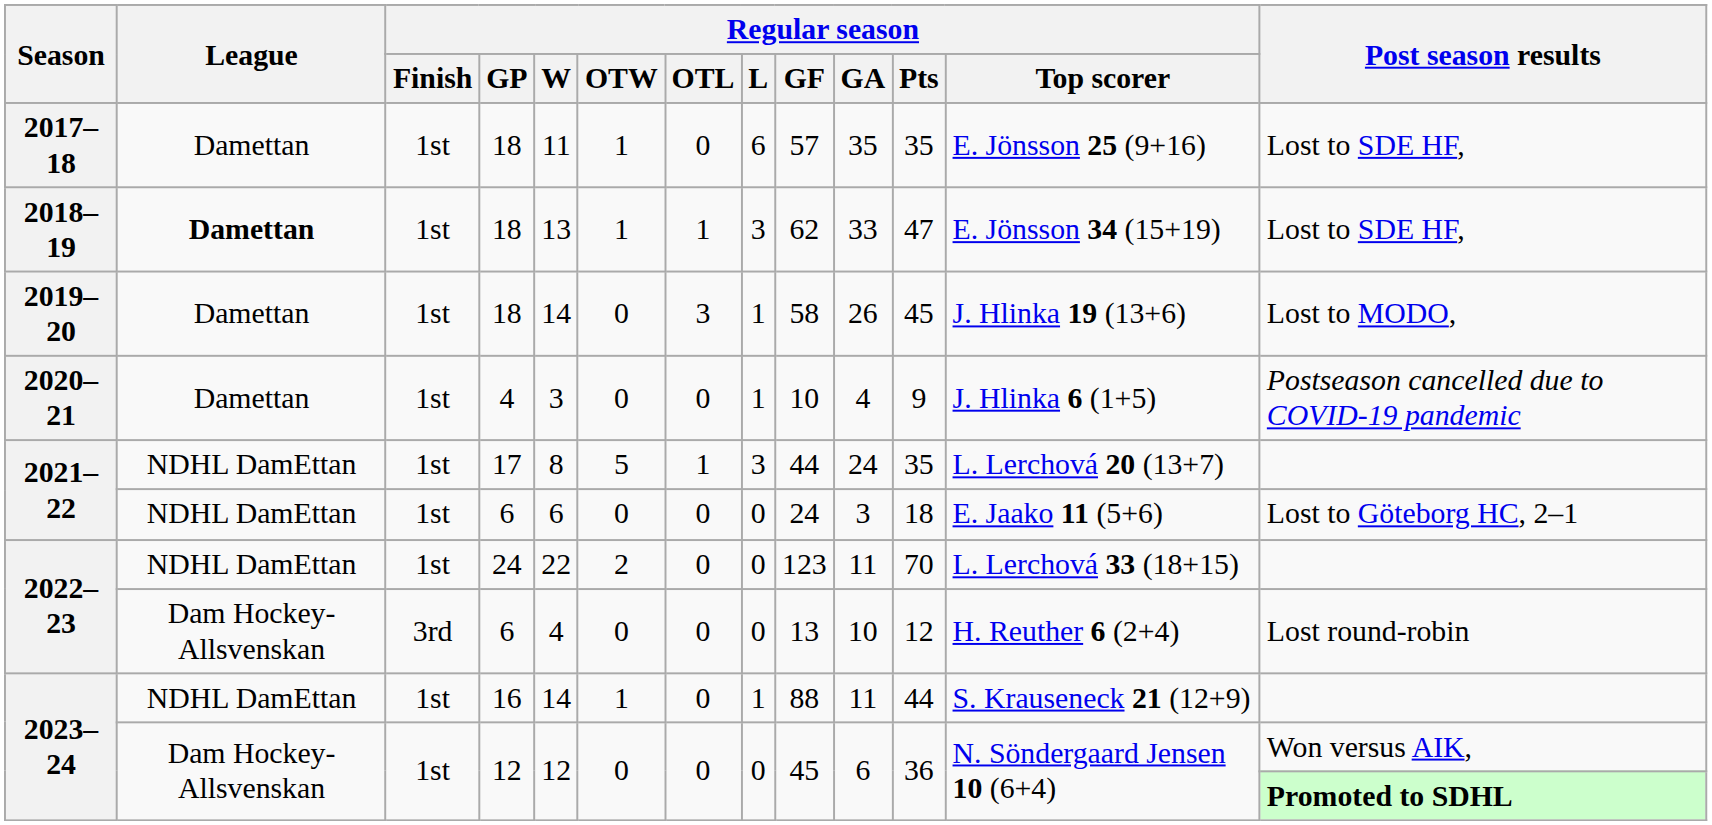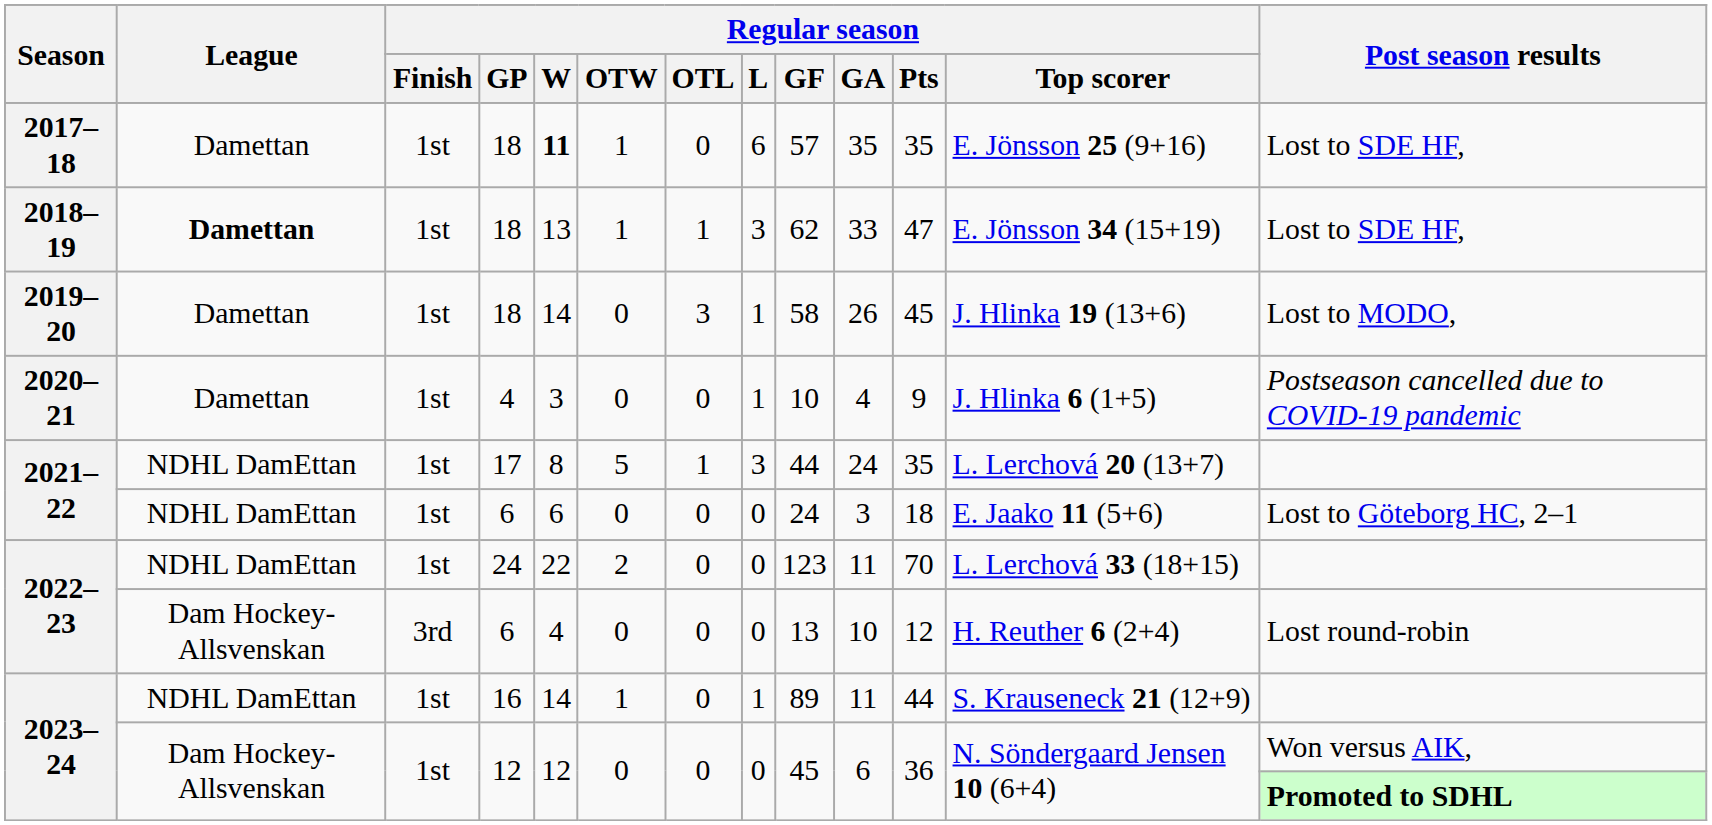(556, 145) normal -> (556, 145) bold
(804, 696) 88 -> (804, 696) 89
